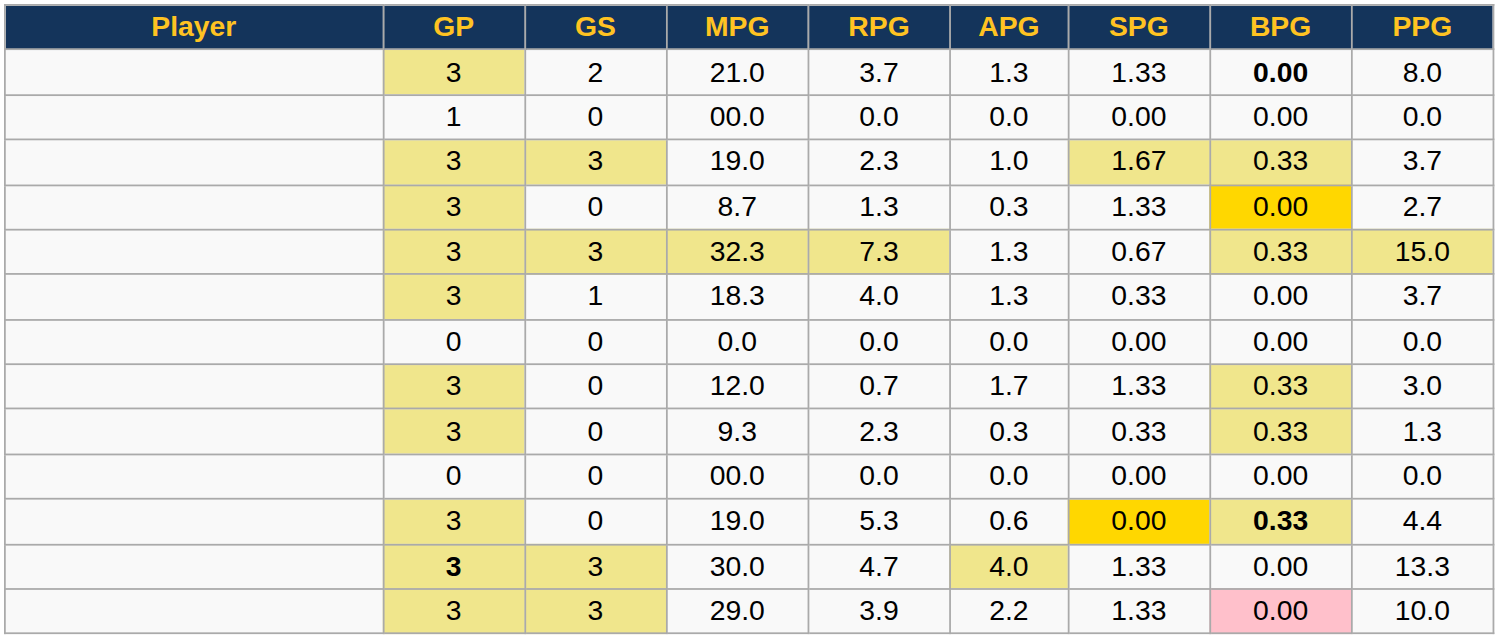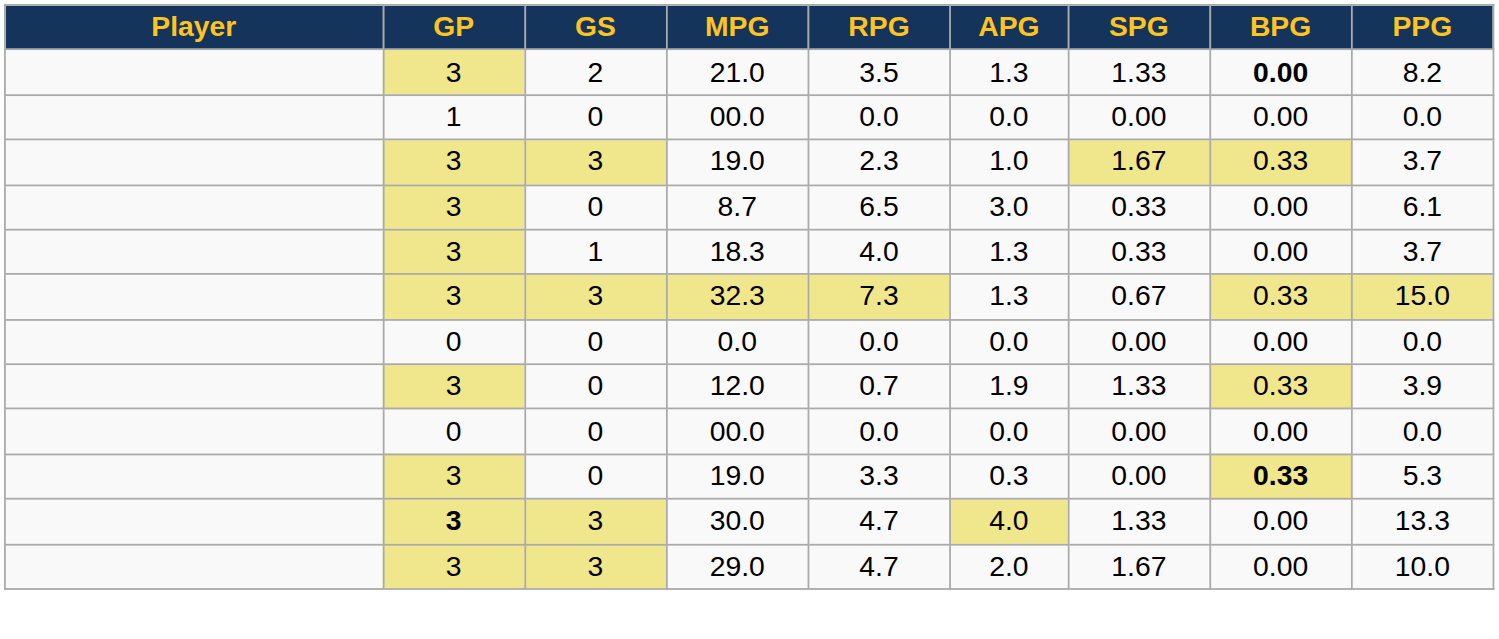(879, 71) 3.7 -> (879, 71) 3.5
(1422, 71) 8.0 -> (1422, 71) 8.2
(879, 206) 1.3 -> (879, 206) 6.5
(1009, 206) 0.3 -> (1009, 206) 3.0
(1139, 206) 1.33 -> (1139, 206) 0.33
(1281, 206) gold background -> (1281, 206) no background
(1422, 206) 2.7 -> (1422, 206) 6.1
rows swapped: (595, 296) <-> (595, 251)
(1009, 386) 1.7 -> (1009, 386) 1.9
(1422, 386) 3.0 -> (1422, 386) 3.9
- row: (595, 431)
(879, 521) 5.3 -> (879, 476) 3.3
(1009, 521) 0.6 -> (1009, 476) 0.3
(1139, 521) gold background -> (1139, 476) no background
(1422, 521) 4.4 -> (1422, 476) 5.3
(879, 610) 3.9 -> (879, 565) 4.7
(1009, 610) 2.2 -> (1009, 565) 2.0
(1139, 610) 1.33 -> (1139, 565) 1.67
(1281, 610) pink background -> (1281, 565) no background
